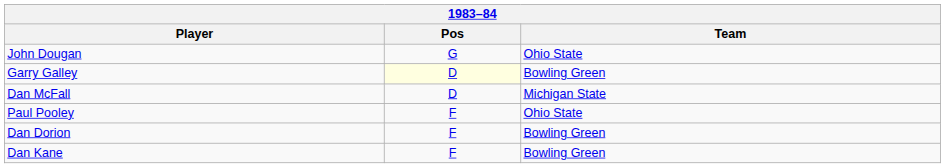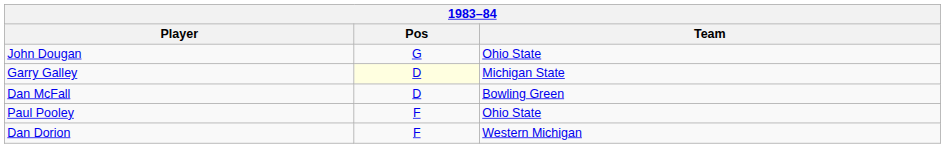(564, 73) Bowling Green -> (524, 73) Michigan State
(565, 93) Michigan State -> (523, 93) Bowling Green
(564, 133) Bowling Green -> (532, 133) Western Michigan
- row: (35, 152)
